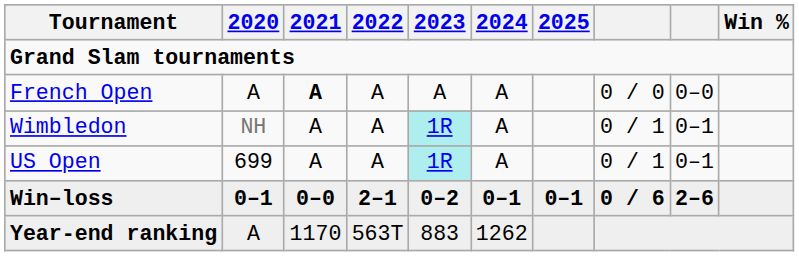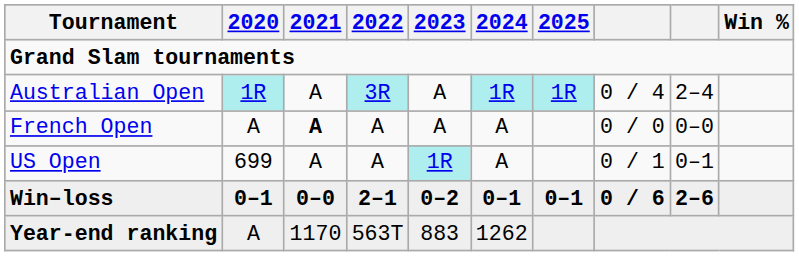+ row: (107, 93)
- row: (68, 128)
